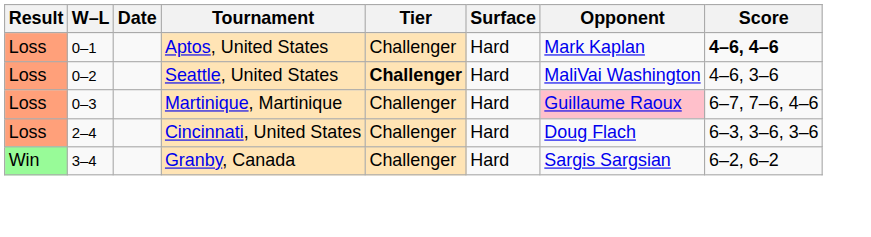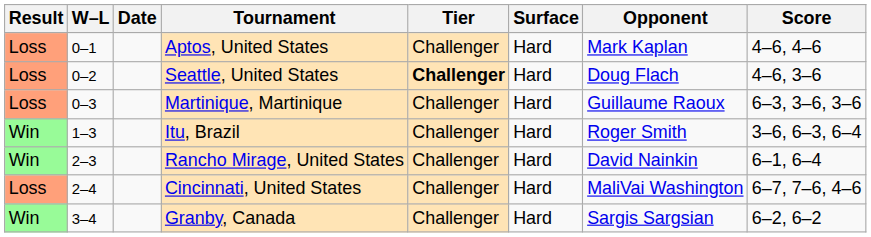(744, 47) bold -> (787, 47) normal
(623, 75) MaliVai Washington -> (633, 75) Doug Flach
(613, 103) pink background -> (656, 103) no background
(764, 103) 6–7, 7–6, 4–6 -> (807, 103) 6–3, 3–6, 3–6
+ row: (202, 132)
+ row: (284, 160)
(590, 132) Doug Flach -> (665, 189) MaliVai Washington
(764, 132) 6–3, 3–6, 3–6 -> (807, 189) 6–7, 7–6, 4–6
